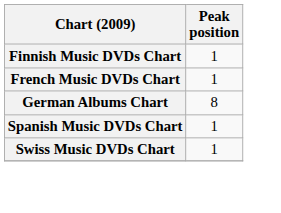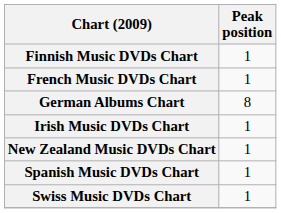+ row: (112, 126)
+ row: (112, 149)
